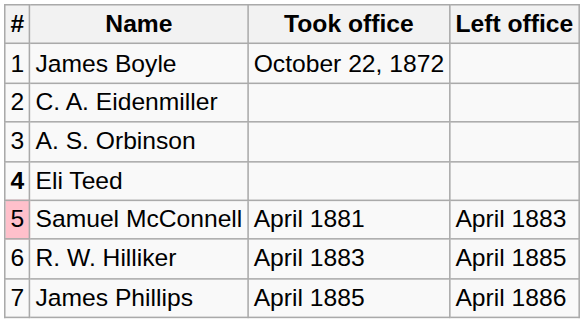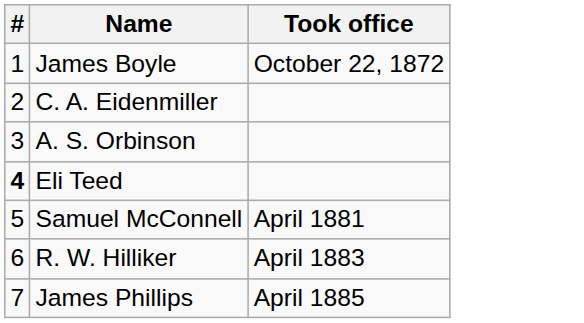- column: (514, 24)
(17, 219) pink background -> (17, 219) no background
